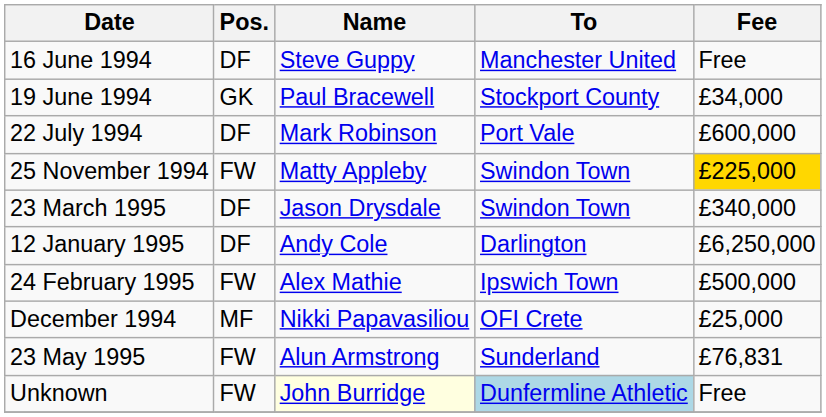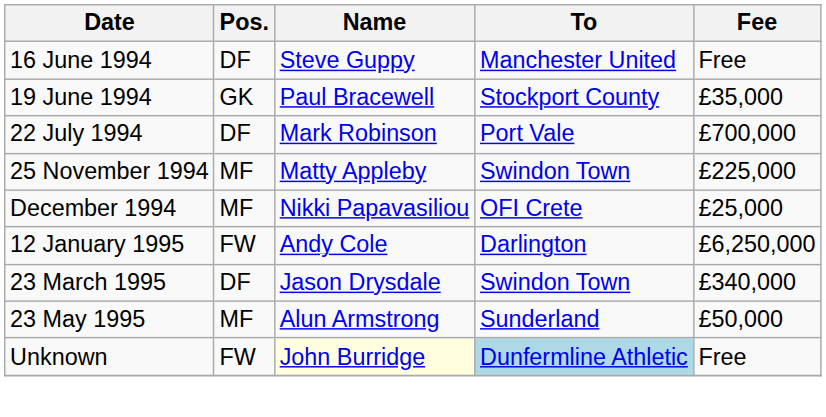(741, 97) £34,000 -> (741, 97) £35,000
(747, 134) £600,000 -> (747, 134) £700,000
(238, 171) FW -> (236, 171) MF
(747, 171) gold background -> (747, 171) no background
rows swapped: (93, 319) <-> (88, 208)
(235, 245) DF -> (238, 245) FW
- row: (102, 282)
(238, 356) FW -> (236, 319) MF
(741, 356) £76,831 -> (741, 319) £50,000
